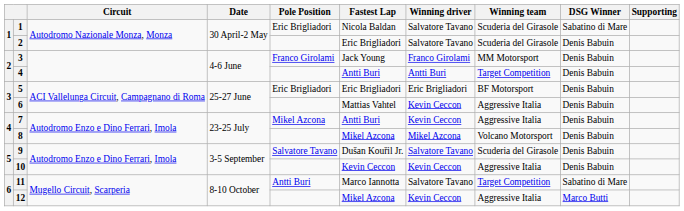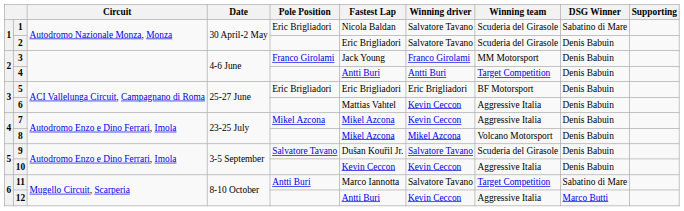(361, 120) Antti Buri -> (368, 120) Mikel Azcona
(368, 197) Mikel Azcona -> (361, 197) Antti Buri
